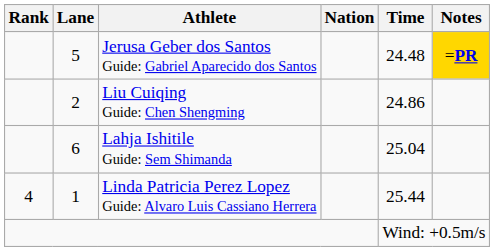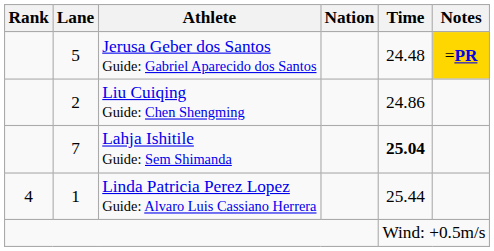(76, 149) 6 -> (76, 149) 7
(405, 149) normal -> (405, 149) bold
